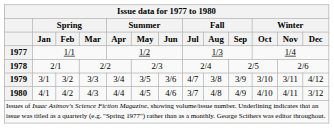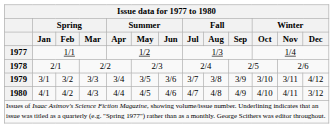(193, 79) 4/7 -> (193, 79) 3/7
(193, 93) 3/7 -> (193, 93) 4/7
